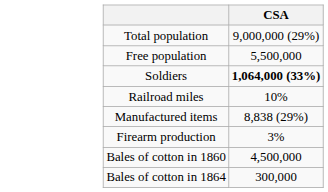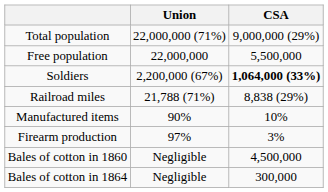+ column: (179, 15)
(276, 96) 10% -> (276, 96) 8,838 (29%)
(276, 116) 8,838 (29%) -> (276, 116) 10%
